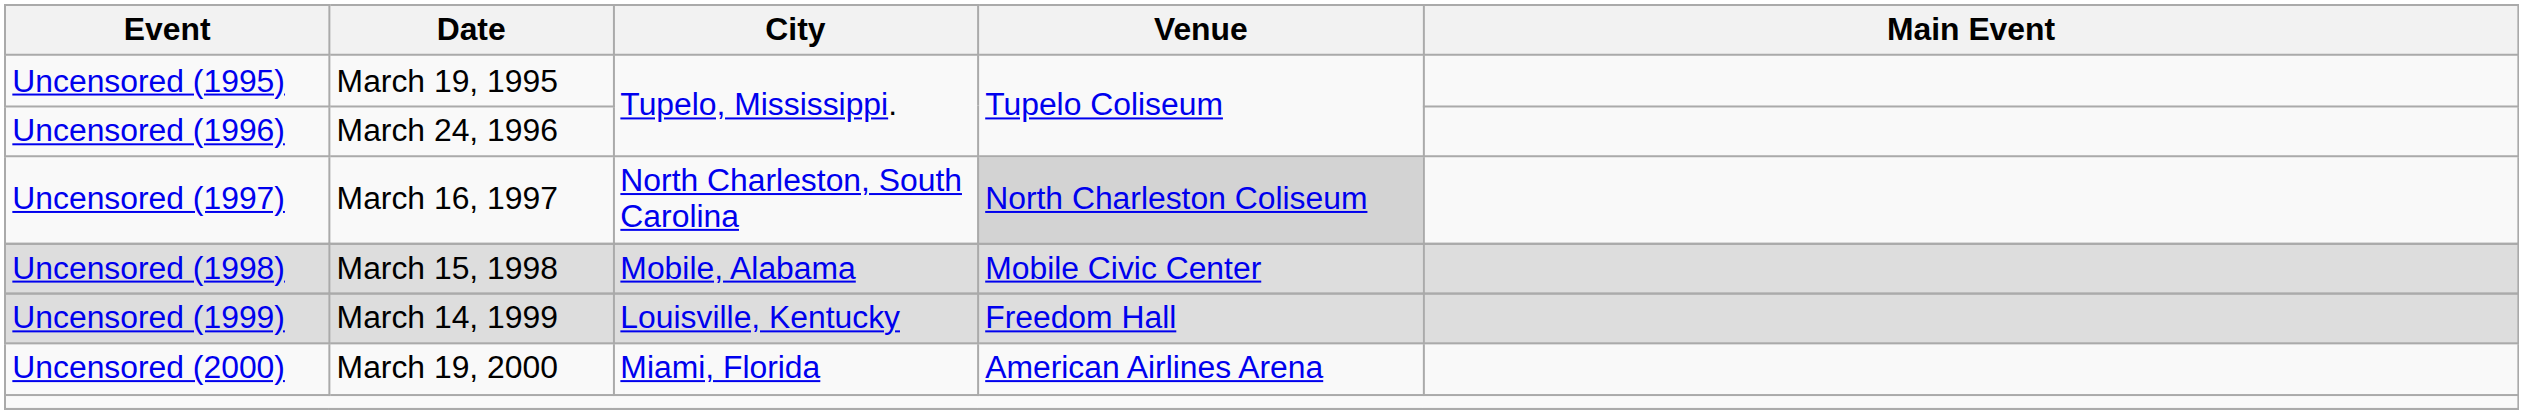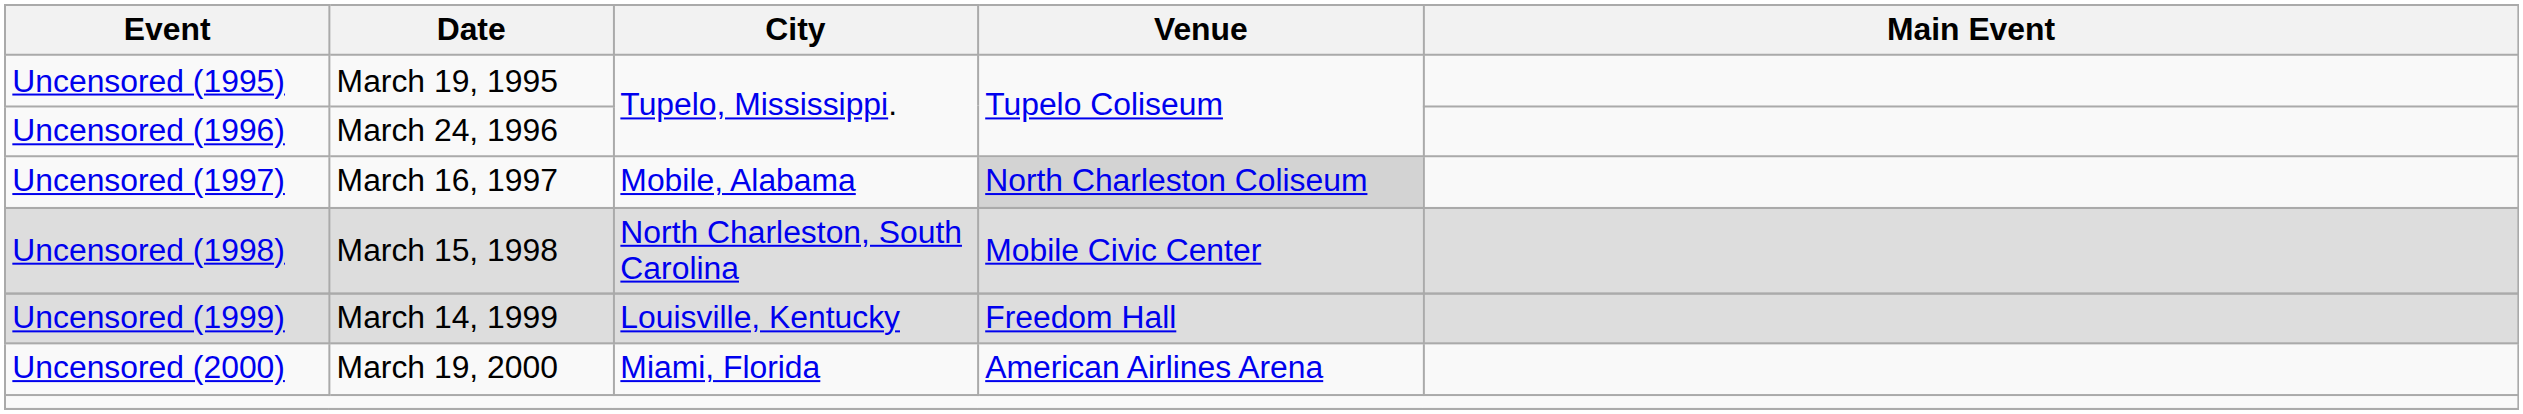(791, 199) North Charleston, South Carolina -> (738, 181) Mobile, Alabama
(738, 267) Mobile, Alabama -> (791, 249) North Charleston, South Carolina
